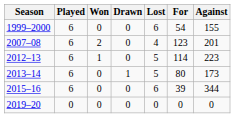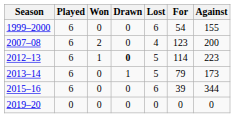(212, 43) 201 -> (212, 43) 200
(128, 58) normal -> (128, 58) bold
(180, 74) 80 -> (180, 74) 79
